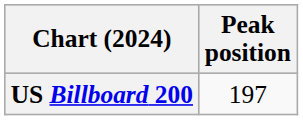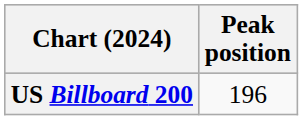(248, 93) 197 -> (248, 93) 196
